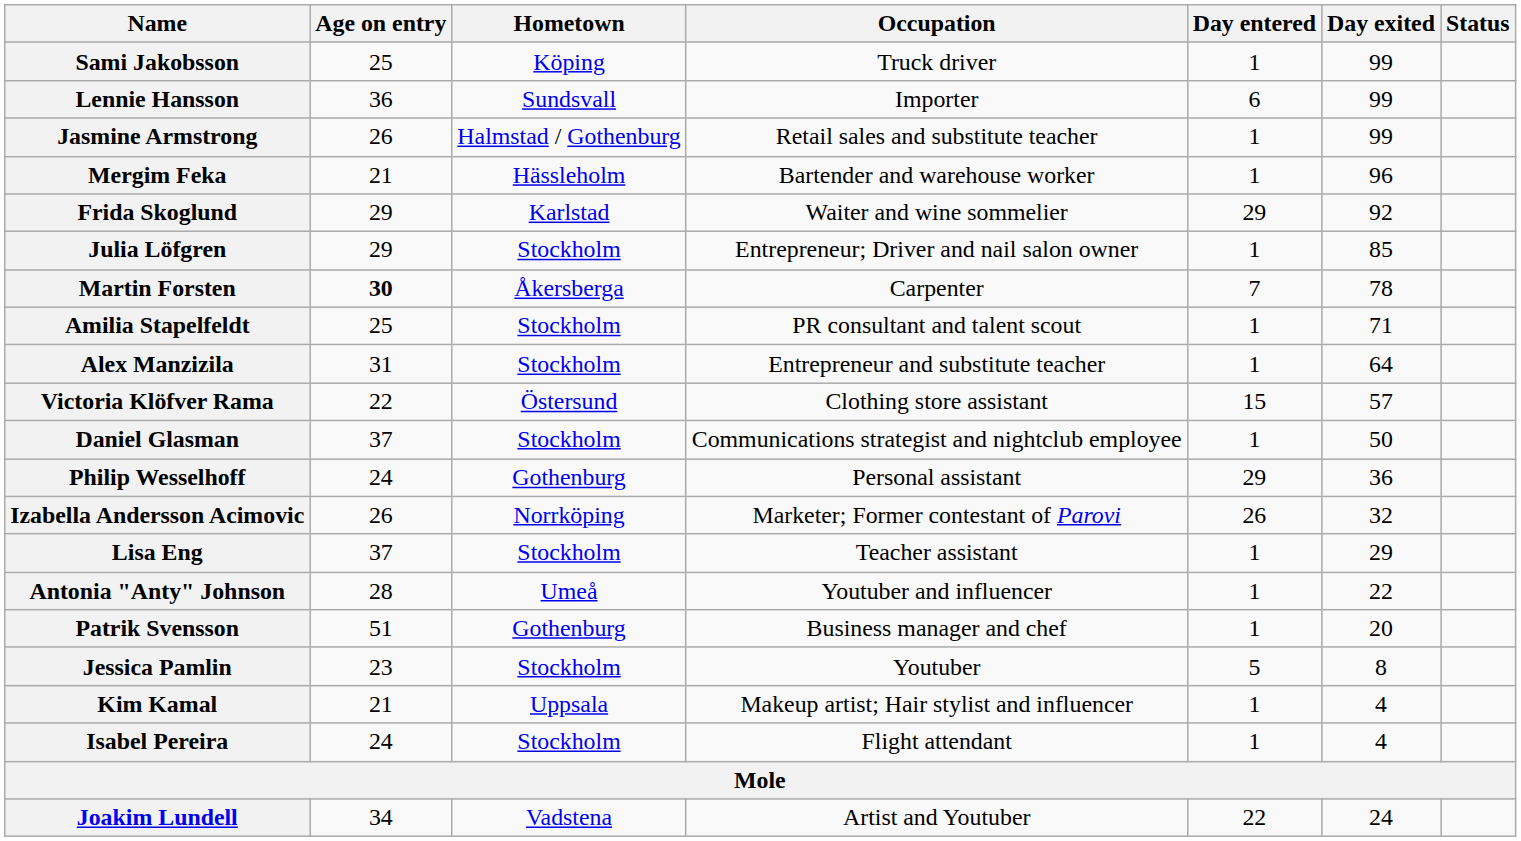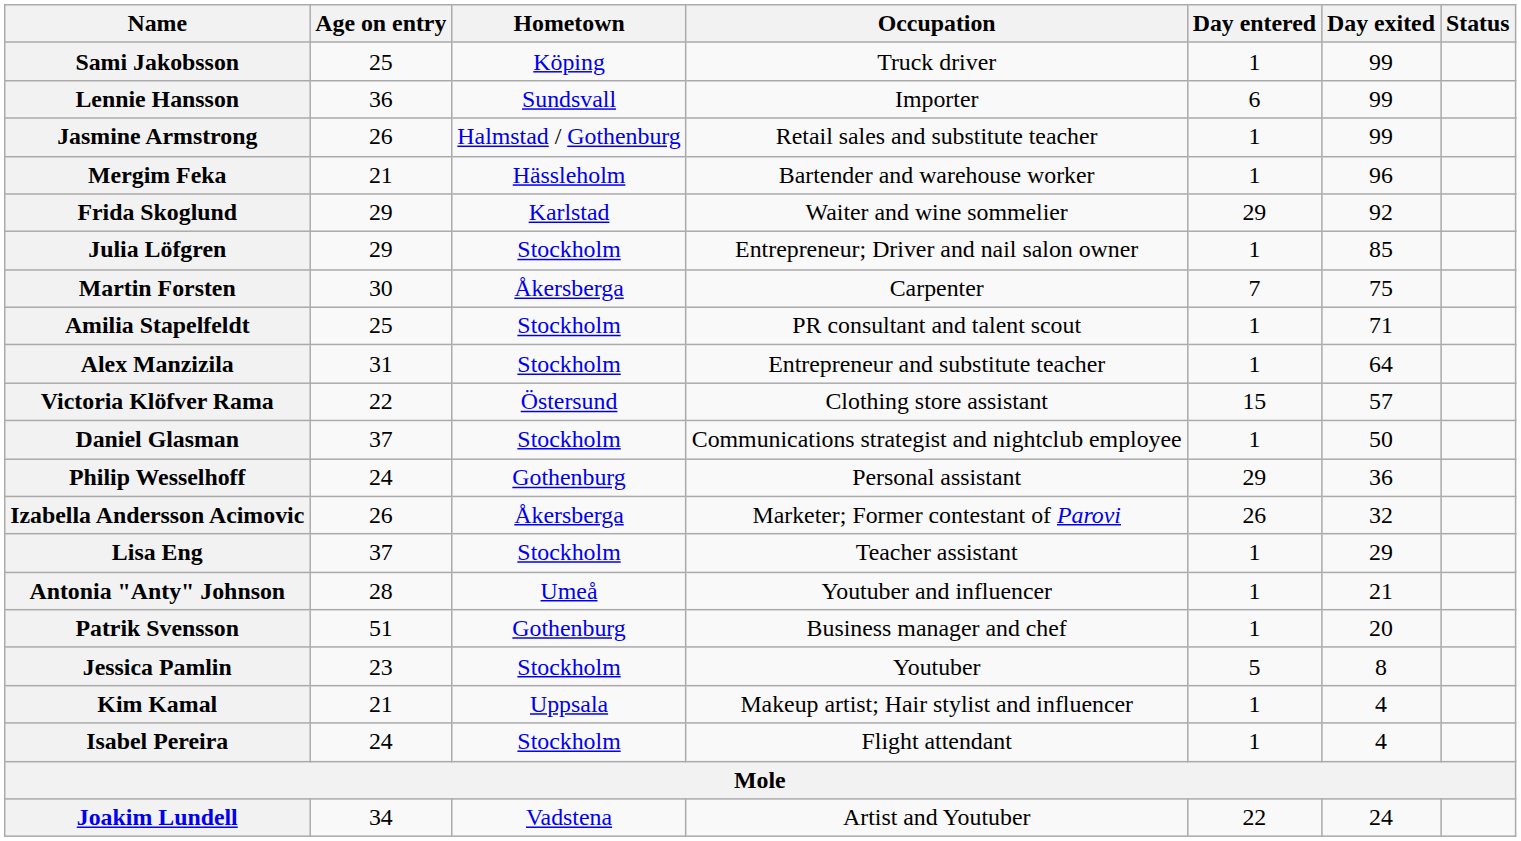(381, 288) bold -> (381, 288) normal
(1381, 288) 78 -> (1381, 288) 75
(569, 514) Norrköping -> (569, 514) Åkersberga
(1381, 590) 22 -> (1381, 590) 21
